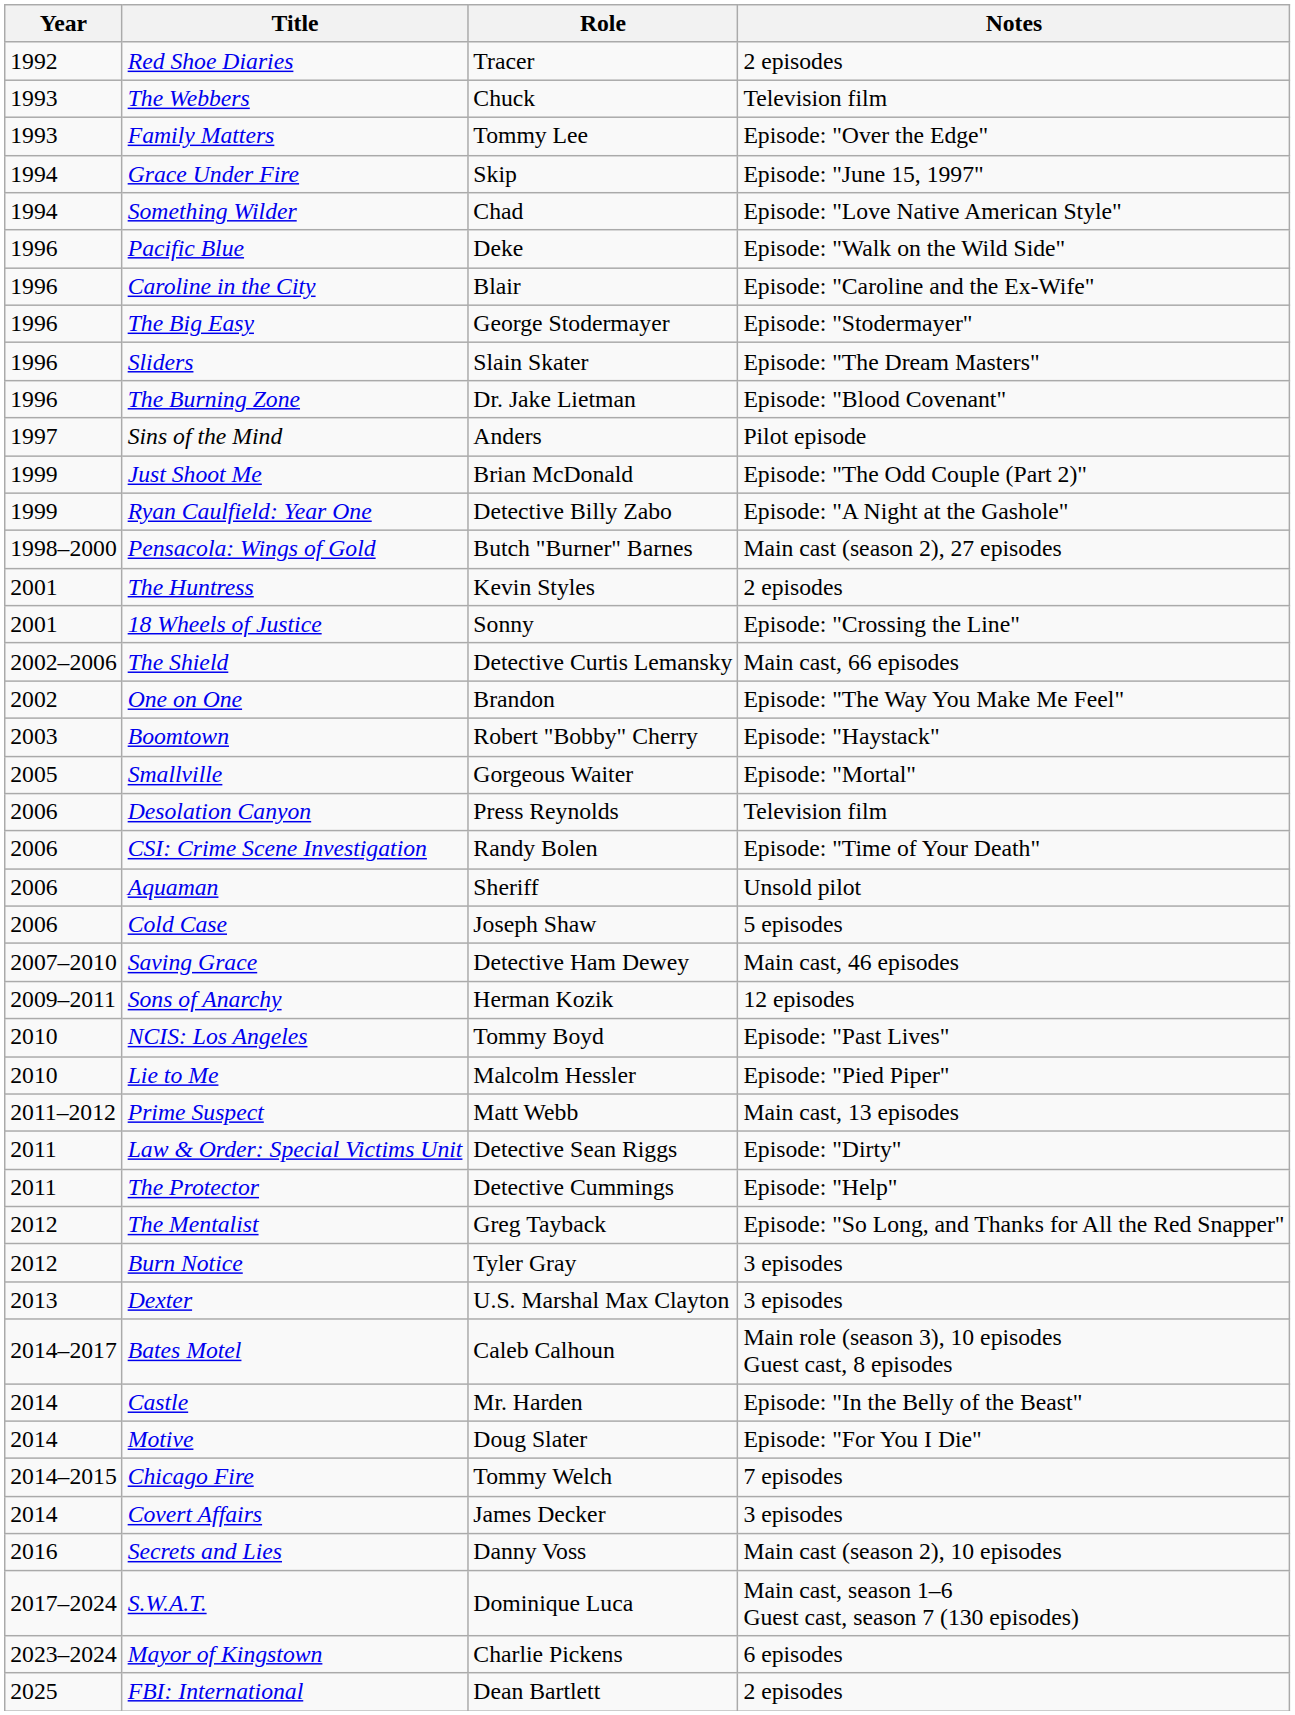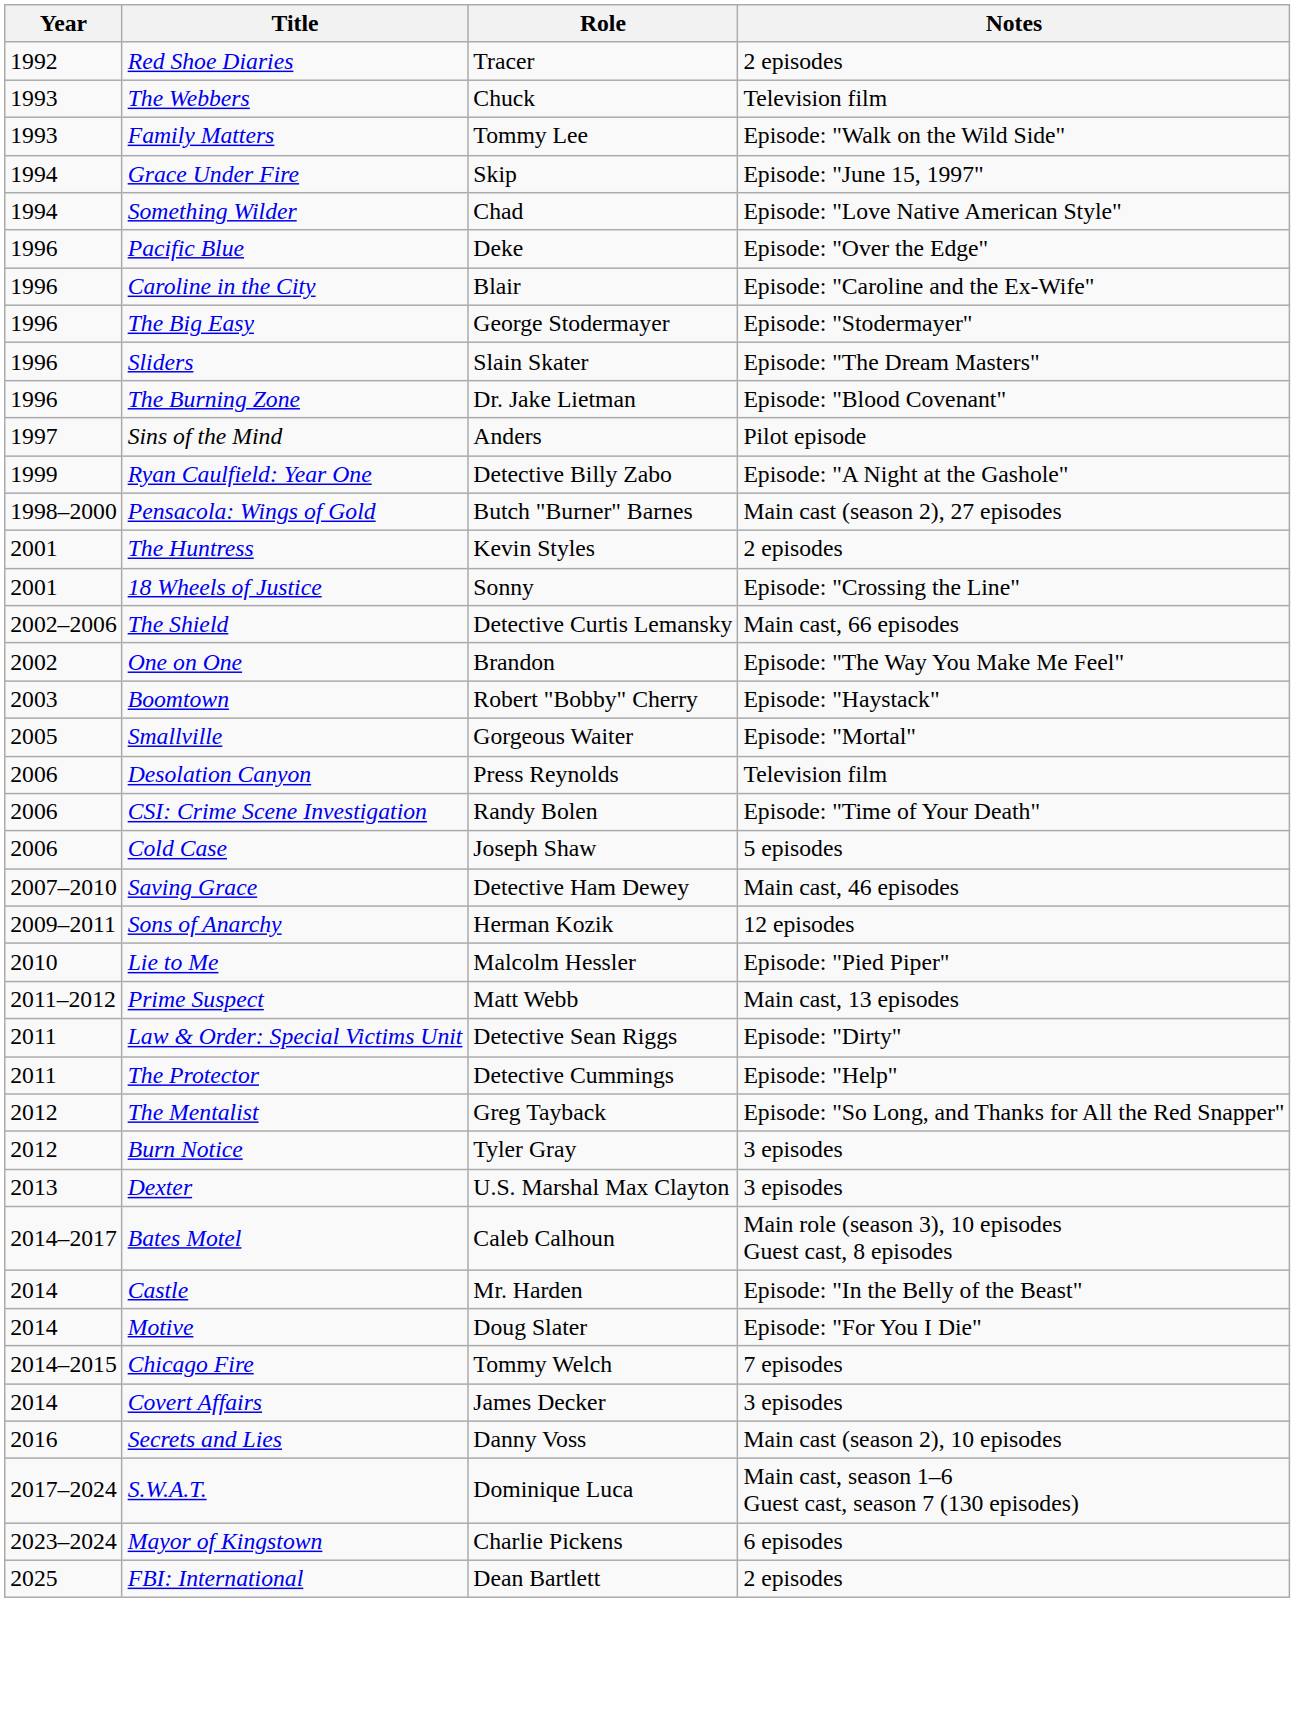(866, 135) Episode: "Over the Edge" -> (904, 135) Episode: "Walk on the Wild Side"
(904, 248) Episode: "Walk on the Wild Side" -> (866, 248) Episode: "Over the Edge"
- row: (195, 473)
- row: (173, 887)
- row: (218, 1037)
